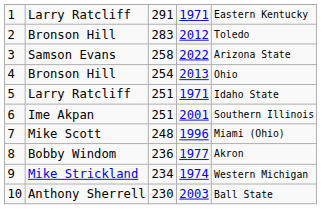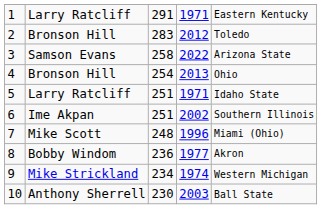(194, 114) 2001 -> (194, 114) 2002
